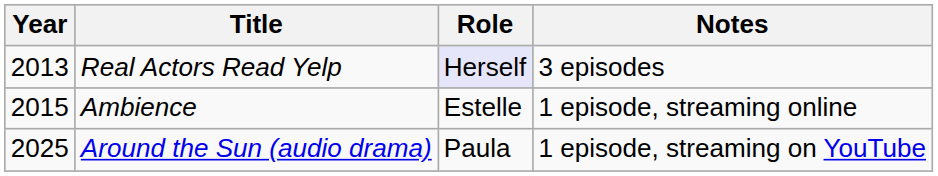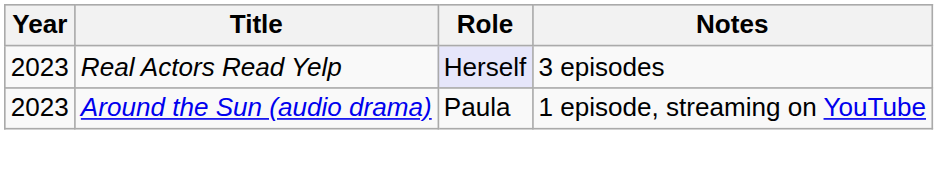(40, 66) 2013 -> (40, 66) 2023
- row: (139, 107)
(40, 149) 2025 -> (40, 107) 2023
